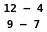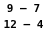rows swapped: (23, 8) <-> (23, 24)
